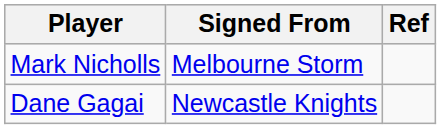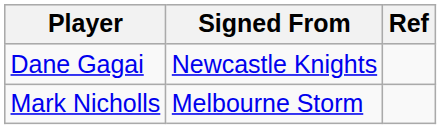rows swapped: (85, 63) <-> (77, 103)
